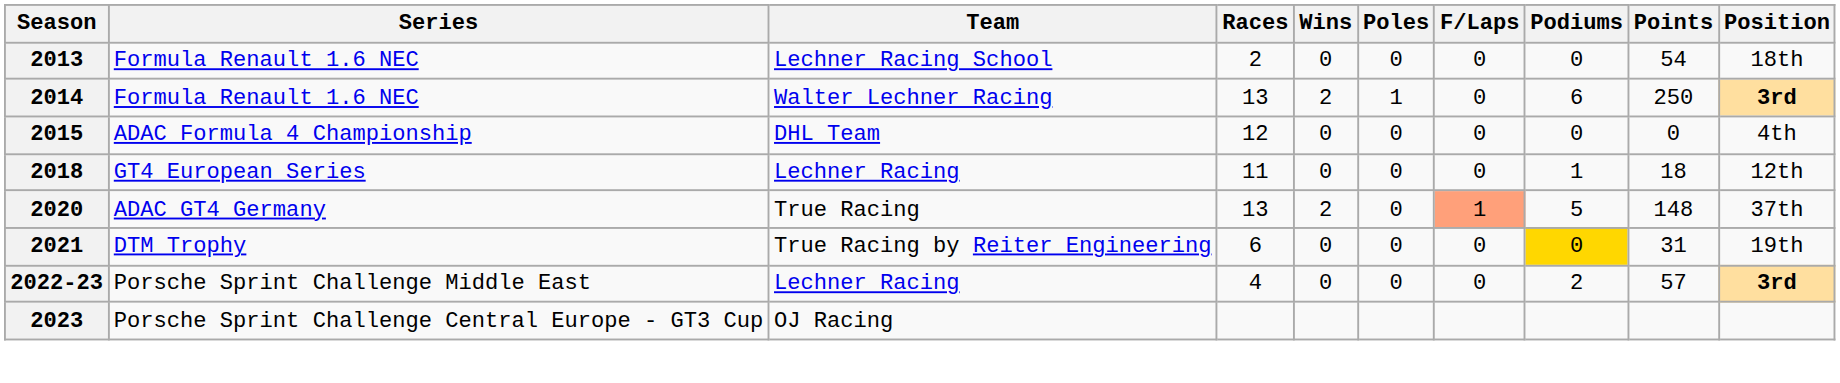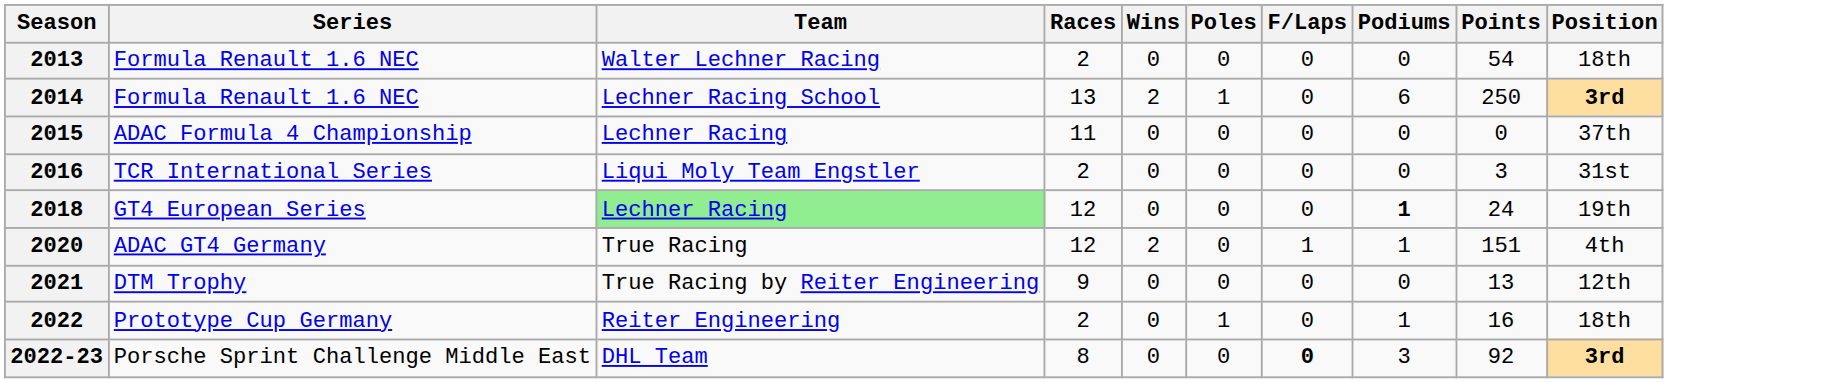(913, 60) Lechner Racing School -> (741, 60) Walter Lechner Racing
(913, 98) Walter Lechner Racing -> (741, 98) Lechner Racing School
(827, 135) DHL Team -> (695, 135) Lechner Racing
(1255, 135) 12 -> (1083, 135) 11
(1777, 135) 4th -> (1605, 135) 37th
+ row: (57, 172)
(867, 172) no background -> (695, 209) lightgreen background
(1255, 172) 11 -> (1083, 209) 12
(1577, 172) normal -> (1404, 209) bold
(1673, 172) 18 -> (1501, 209) 24
(1777, 172) 12th -> (1605, 209) 19th
(1255, 209) 13 -> (1083, 246) 12
(1480, 209) lightsalmon background -> (1307, 246) no background
(1577, 209) 5 -> (1404, 246) 1
(1673, 209) 148 -> (1501, 246) 151
(1777, 209) 37th -> (1605, 246) 4th
(1255, 246) 6 -> (1083, 283) 9
(1577, 246) gold background -> (1404, 283) no background
(1673, 246) 31 -> (1501, 283) 13
(1777, 246) 19th -> (1605, 283) 12th
+ row: (57, 320)
(867, 283) Lechner Racing -> (655, 358) DHL Team
(1255, 283) 4 -> (1083, 358) 8
(1480, 283) normal -> (1307, 358) bold
(1577, 283) 2 -> (1404, 358) 3
(1673, 283) 57 -> (1501, 358) 92
- row: (57, 320)
